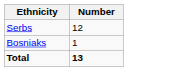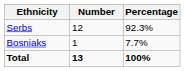+ column: (152, 12)
